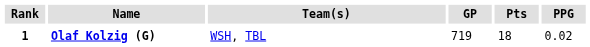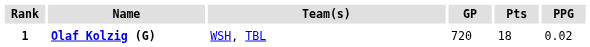(461, 36) 719 -> (461, 36) 720
